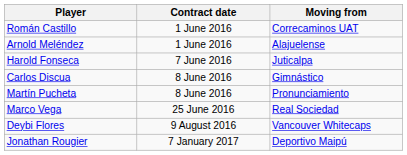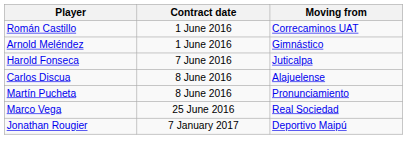(299, 45) Alajuelense -> (298, 45) Gimnástico
(298, 77) Gimnástico -> (299, 77) Alajuelense
- row: (35, 126)
